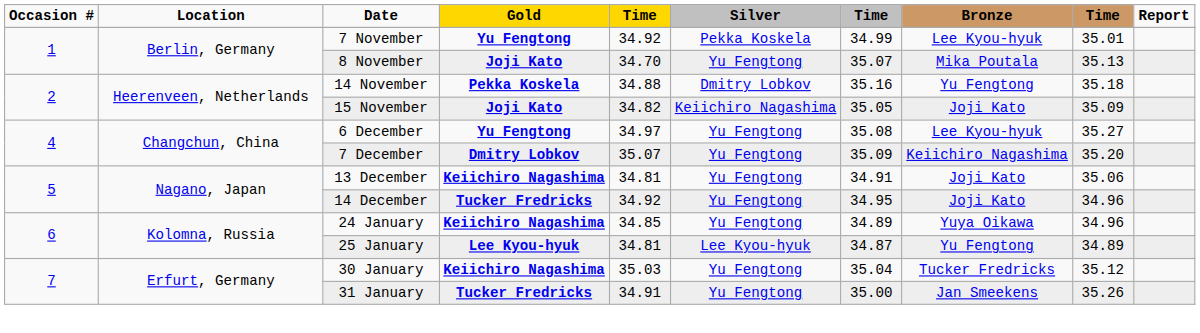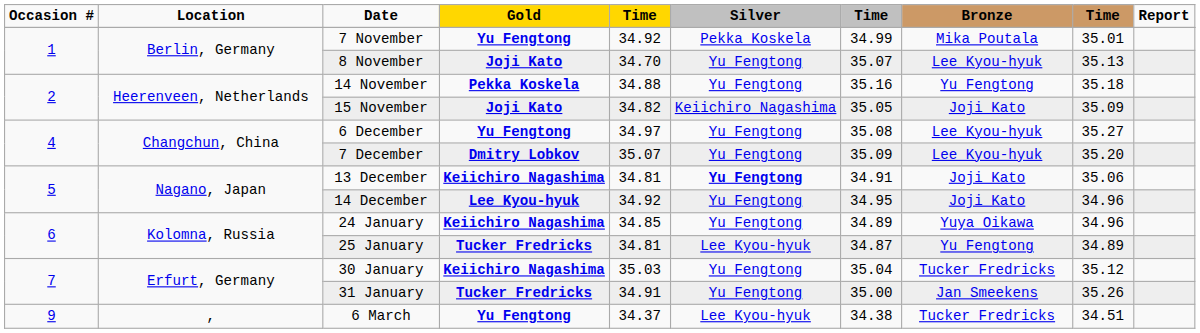(987, 39) Lee Kyou-hyuk -> (987, 39) Mika Poutala
(987, 62) Mika Poutala -> (987, 62) Lee Kyou-hyuk
(756, 85) Dmitry Lobkov -> (756, 85) Yu Fengtong
(987, 155) Keiichiro Nagashima -> (987, 155) Lee Kyou-hyuk
(756, 178) normal -> (756, 178) bold
(524, 201) Tucker Fredricks -> (524, 201) Lee Kyou-hyuk
(524, 247) Lee Kyou-hyuk -> (524, 247) Tucker Fredricks
+ row: (381, 316)
